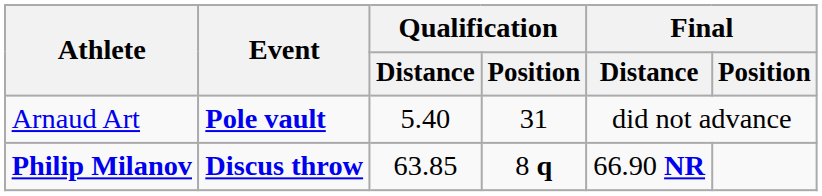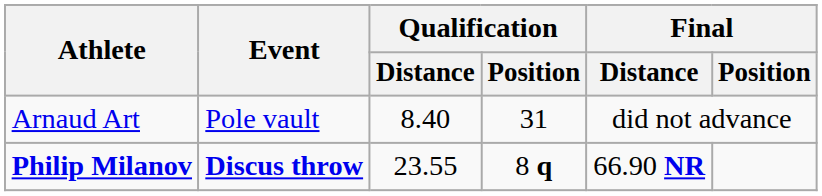(266, 119) bold -> (262, 119) normal
(425, 119) 5.40 -> (425, 119) 8.40
(425, 166) 63.85 -> (425, 166) 23.55
